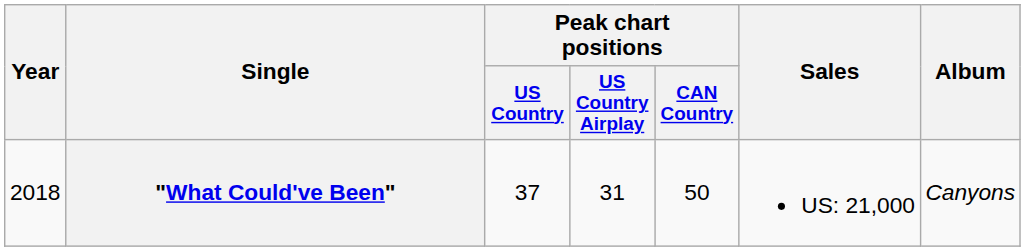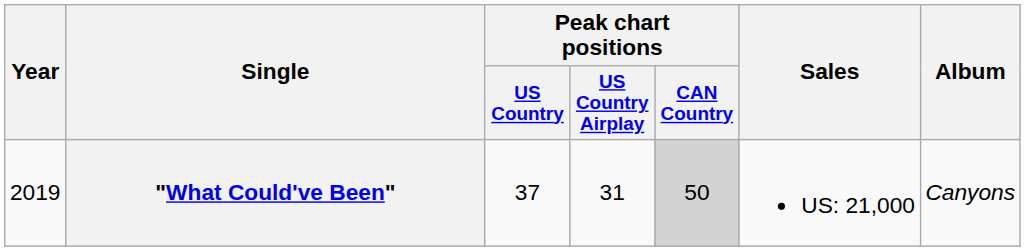(35, 192) 2018 -> (35, 192) 2019
(697, 192) no background -> (697, 192) lightgrey background
